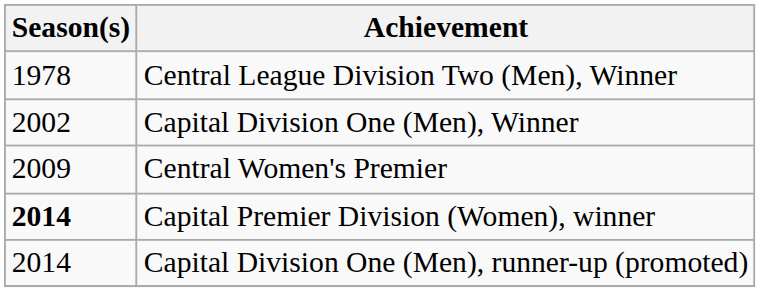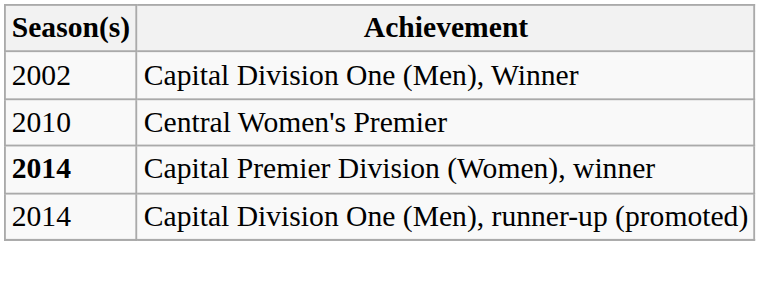- row: (410, 74)
(41, 168) 2009 -> (41, 121) 2010
